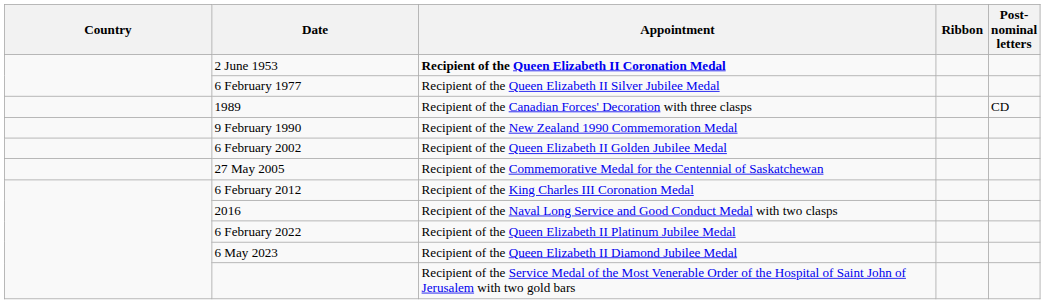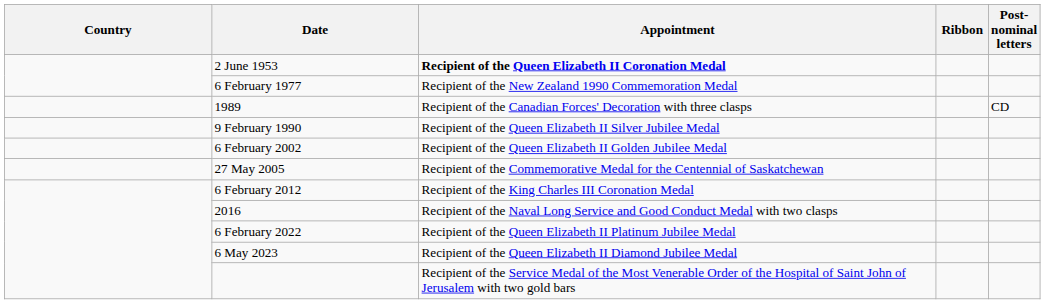(571, 86) Recipient of the Queen Elizabeth II Silver Jubilee Medal -> (580, 86) Recipient of the New Zealand 1990 Commemoration Medal
(580, 127) Recipient of the New Zealand 1990 Commemoration Medal -> (571, 127) Recipient of the Queen Elizabeth II Silver Jubilee Medal
